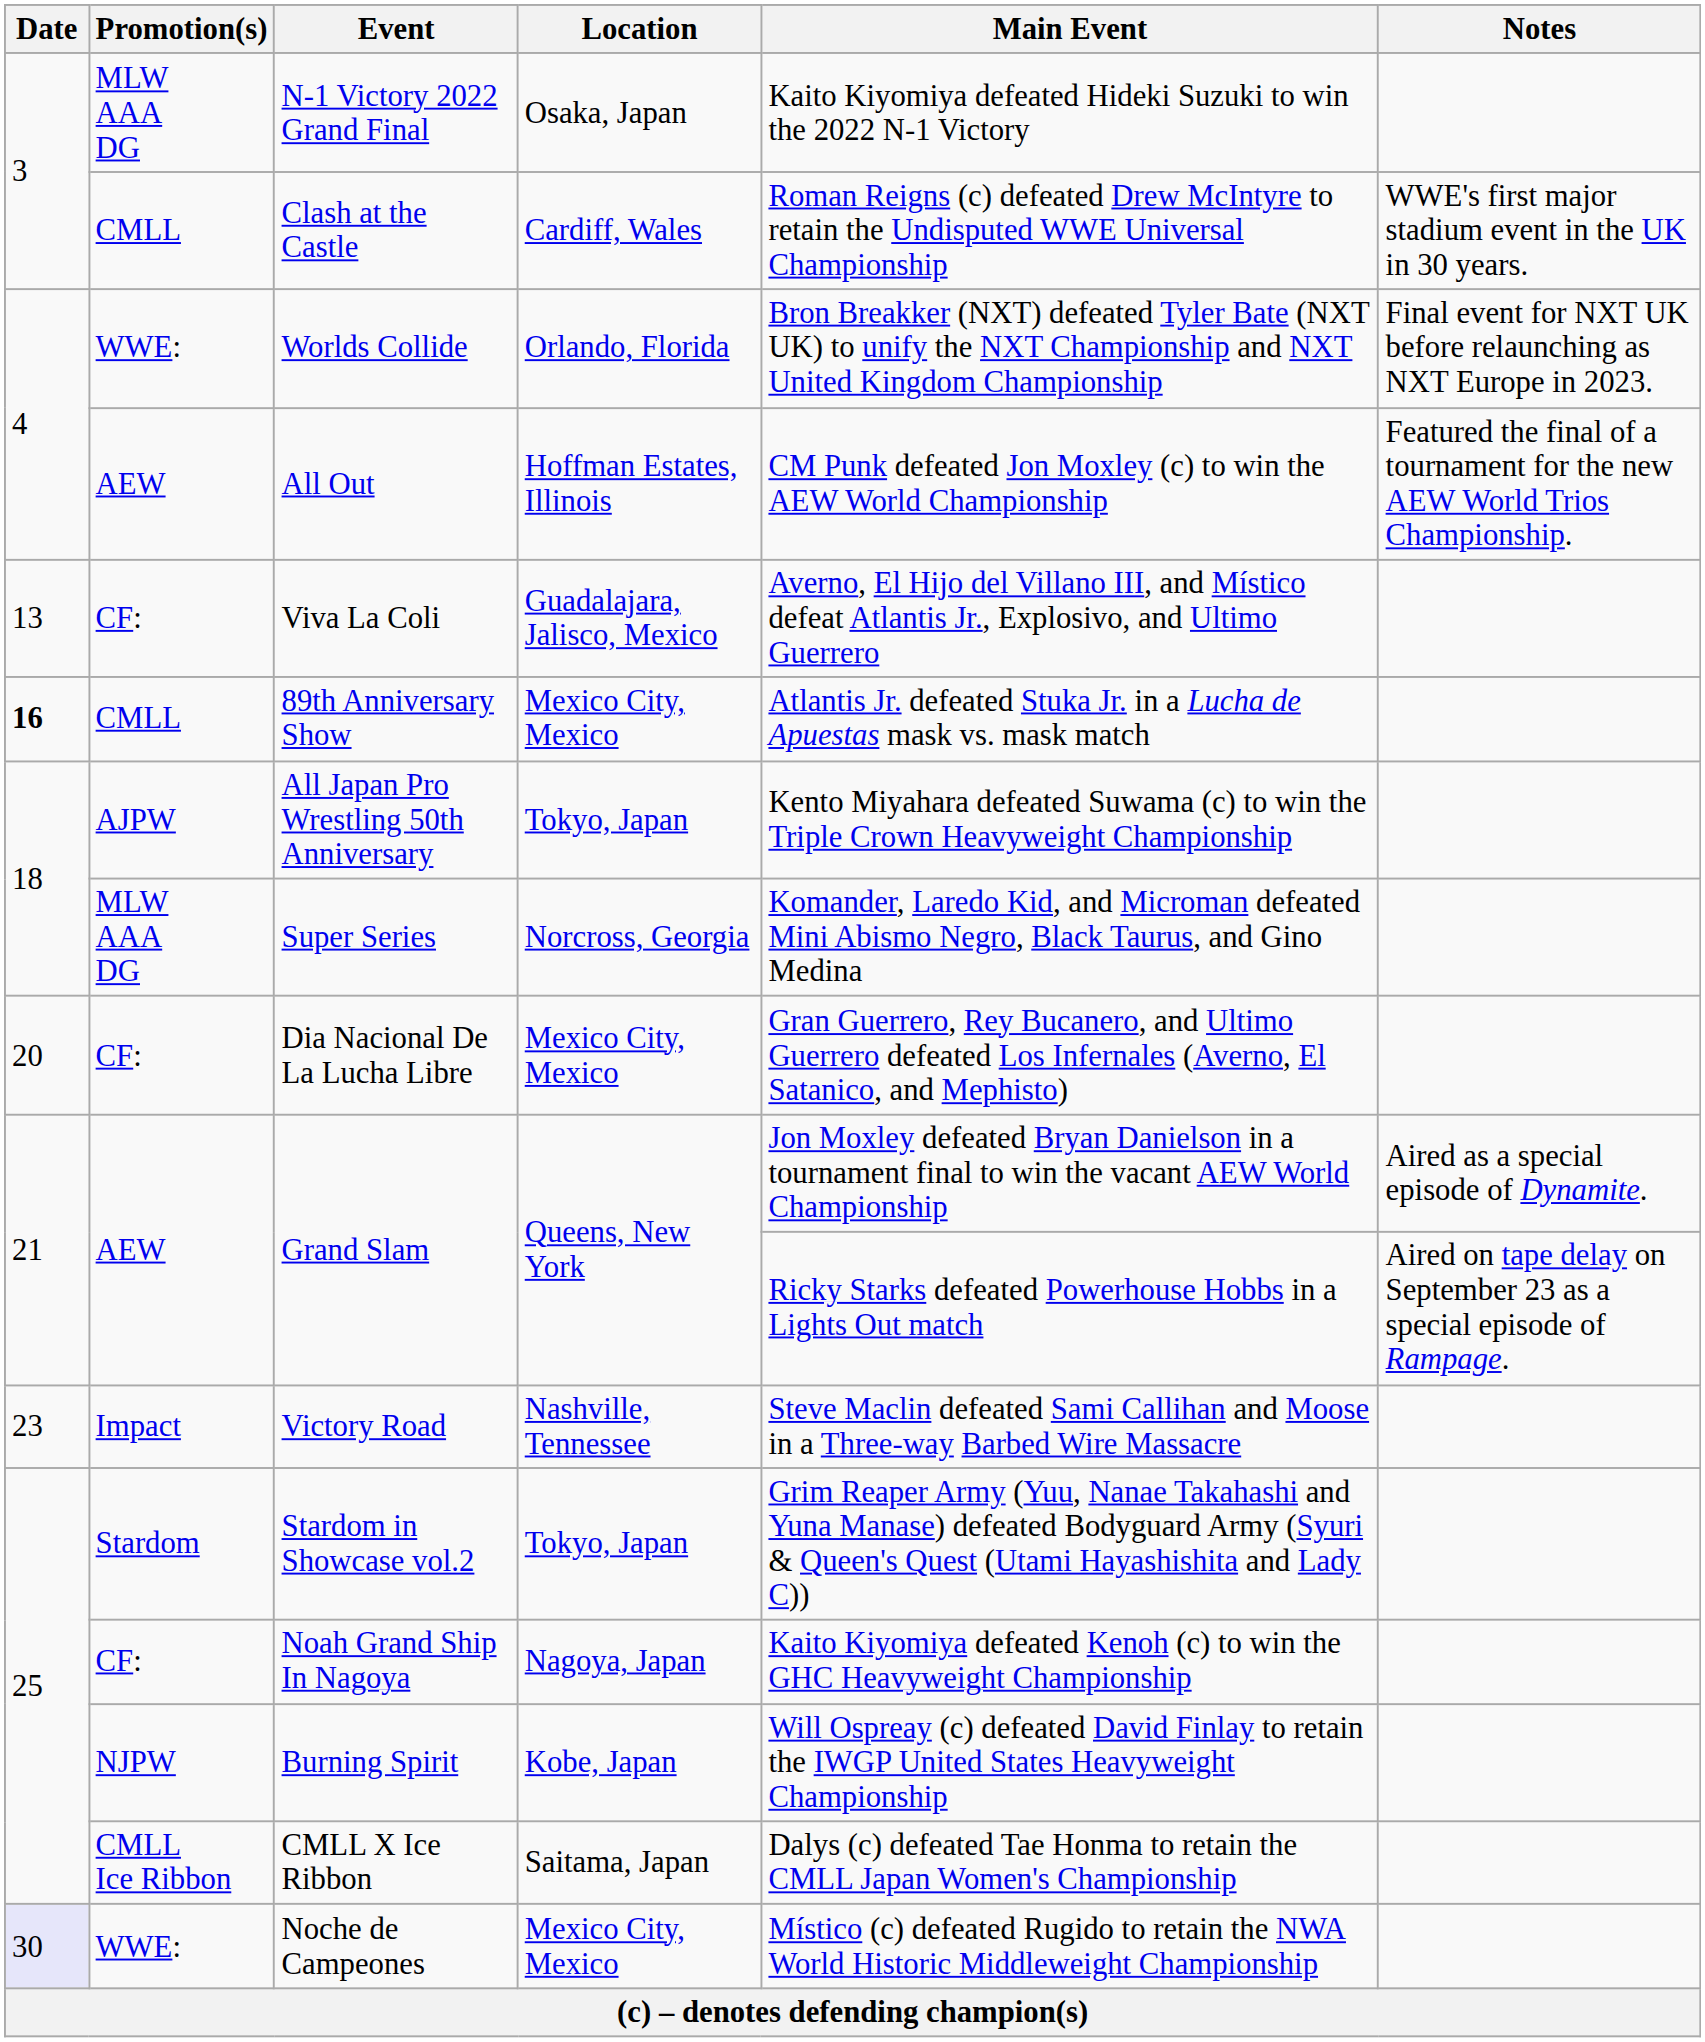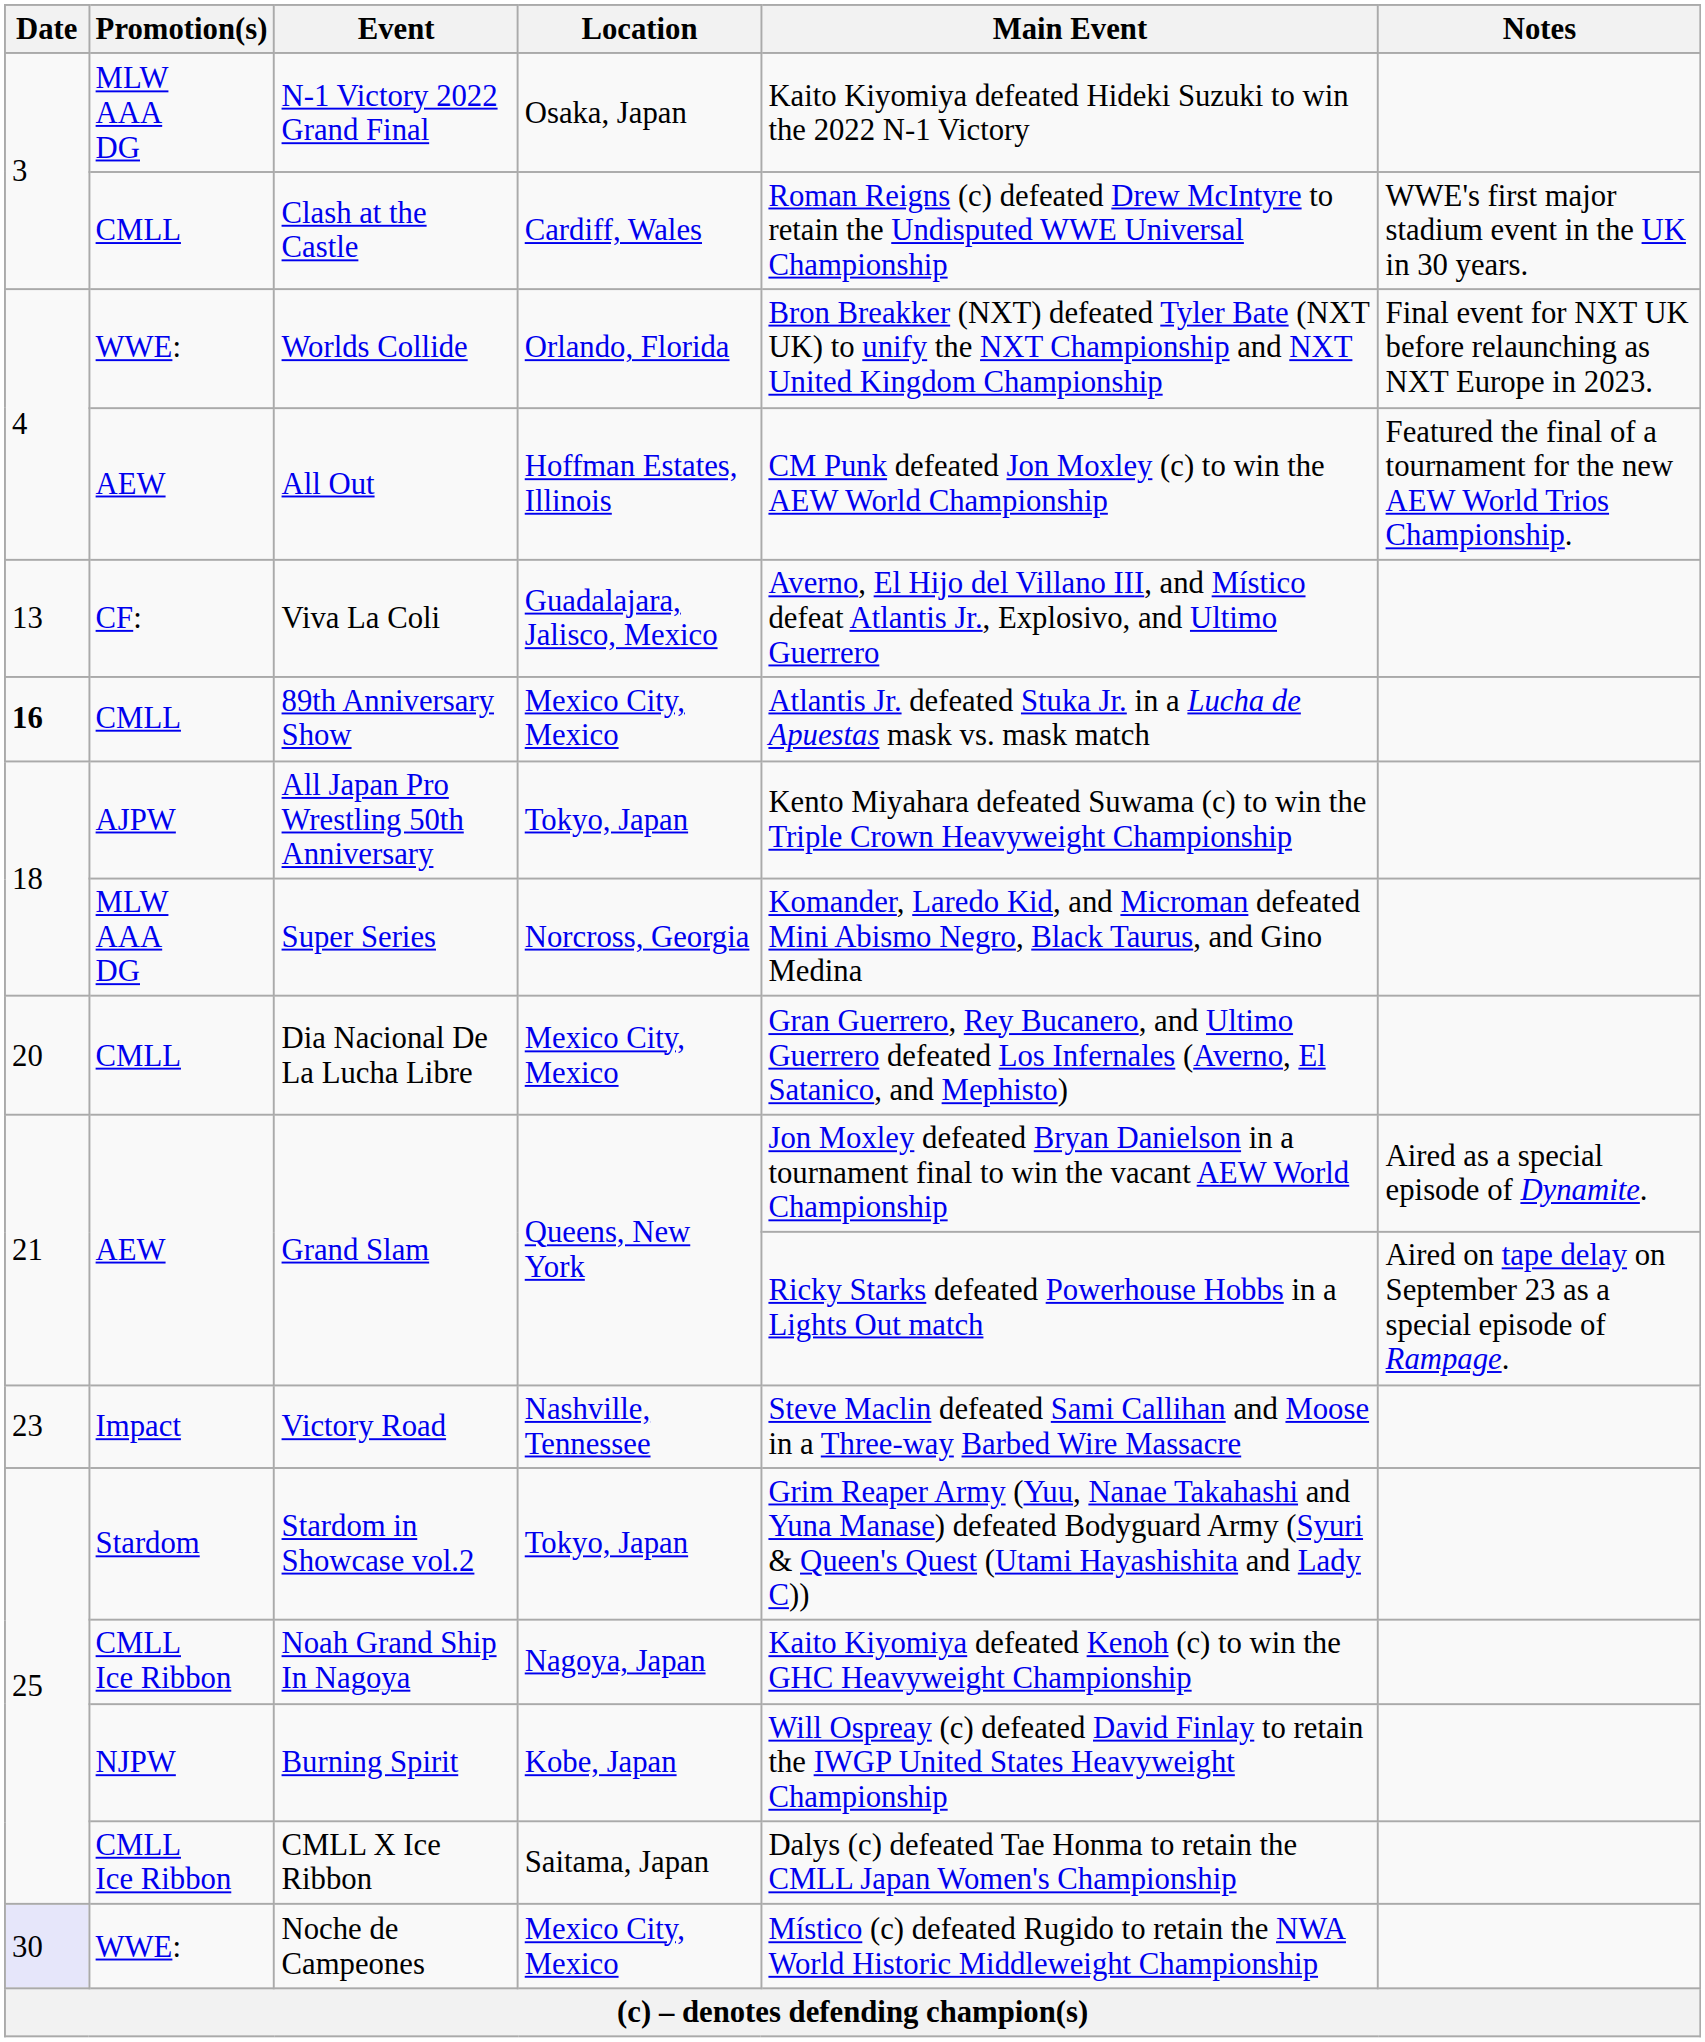(119, 1054) CF: -> (138, 1054) CMLL
(119, 1661) CF: -> (163, 1661) CMLL Ice Ribbon
